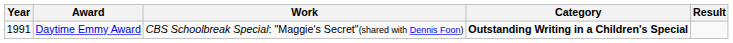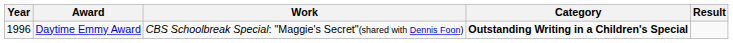(19, 30) 1991 -> (19, 30) 1996
